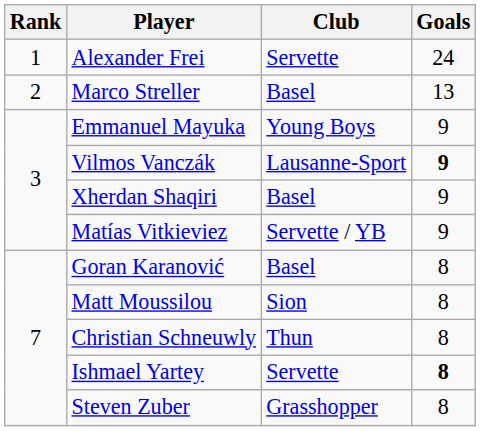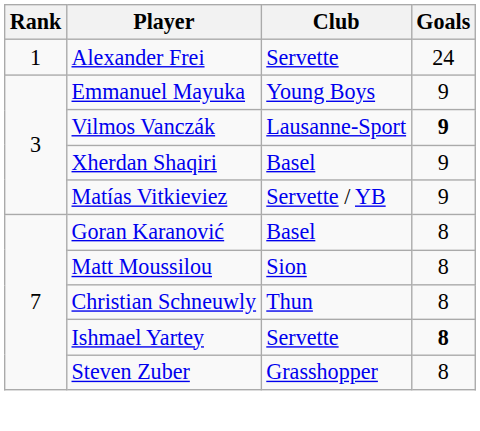- row: (136, 92)
